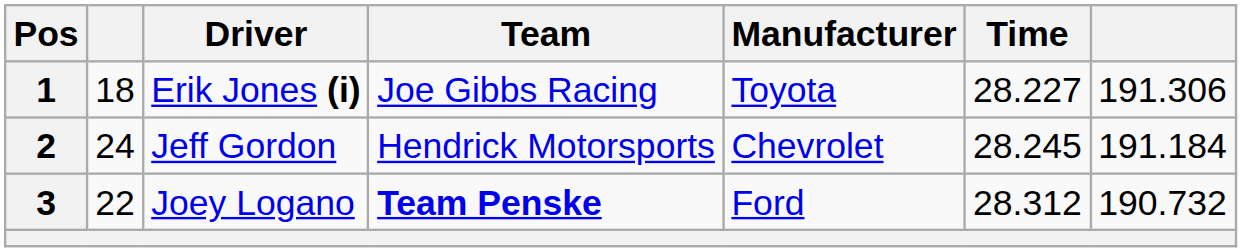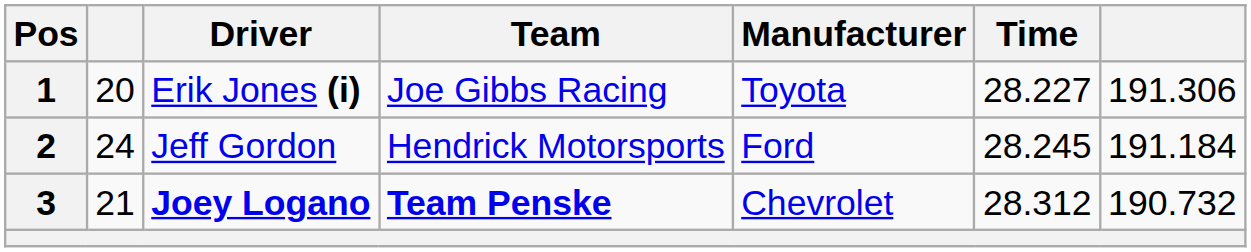(115, 90) 18 -> (115, 90) 20
(807, 146) Chevrolet -> (778, 146) Ford
(115, 202) 22 -> (115, 202) 21
(253, 202) normal -> (261, 202) bold
(768, 202) Ford -> (817, 202) Chevrolet
